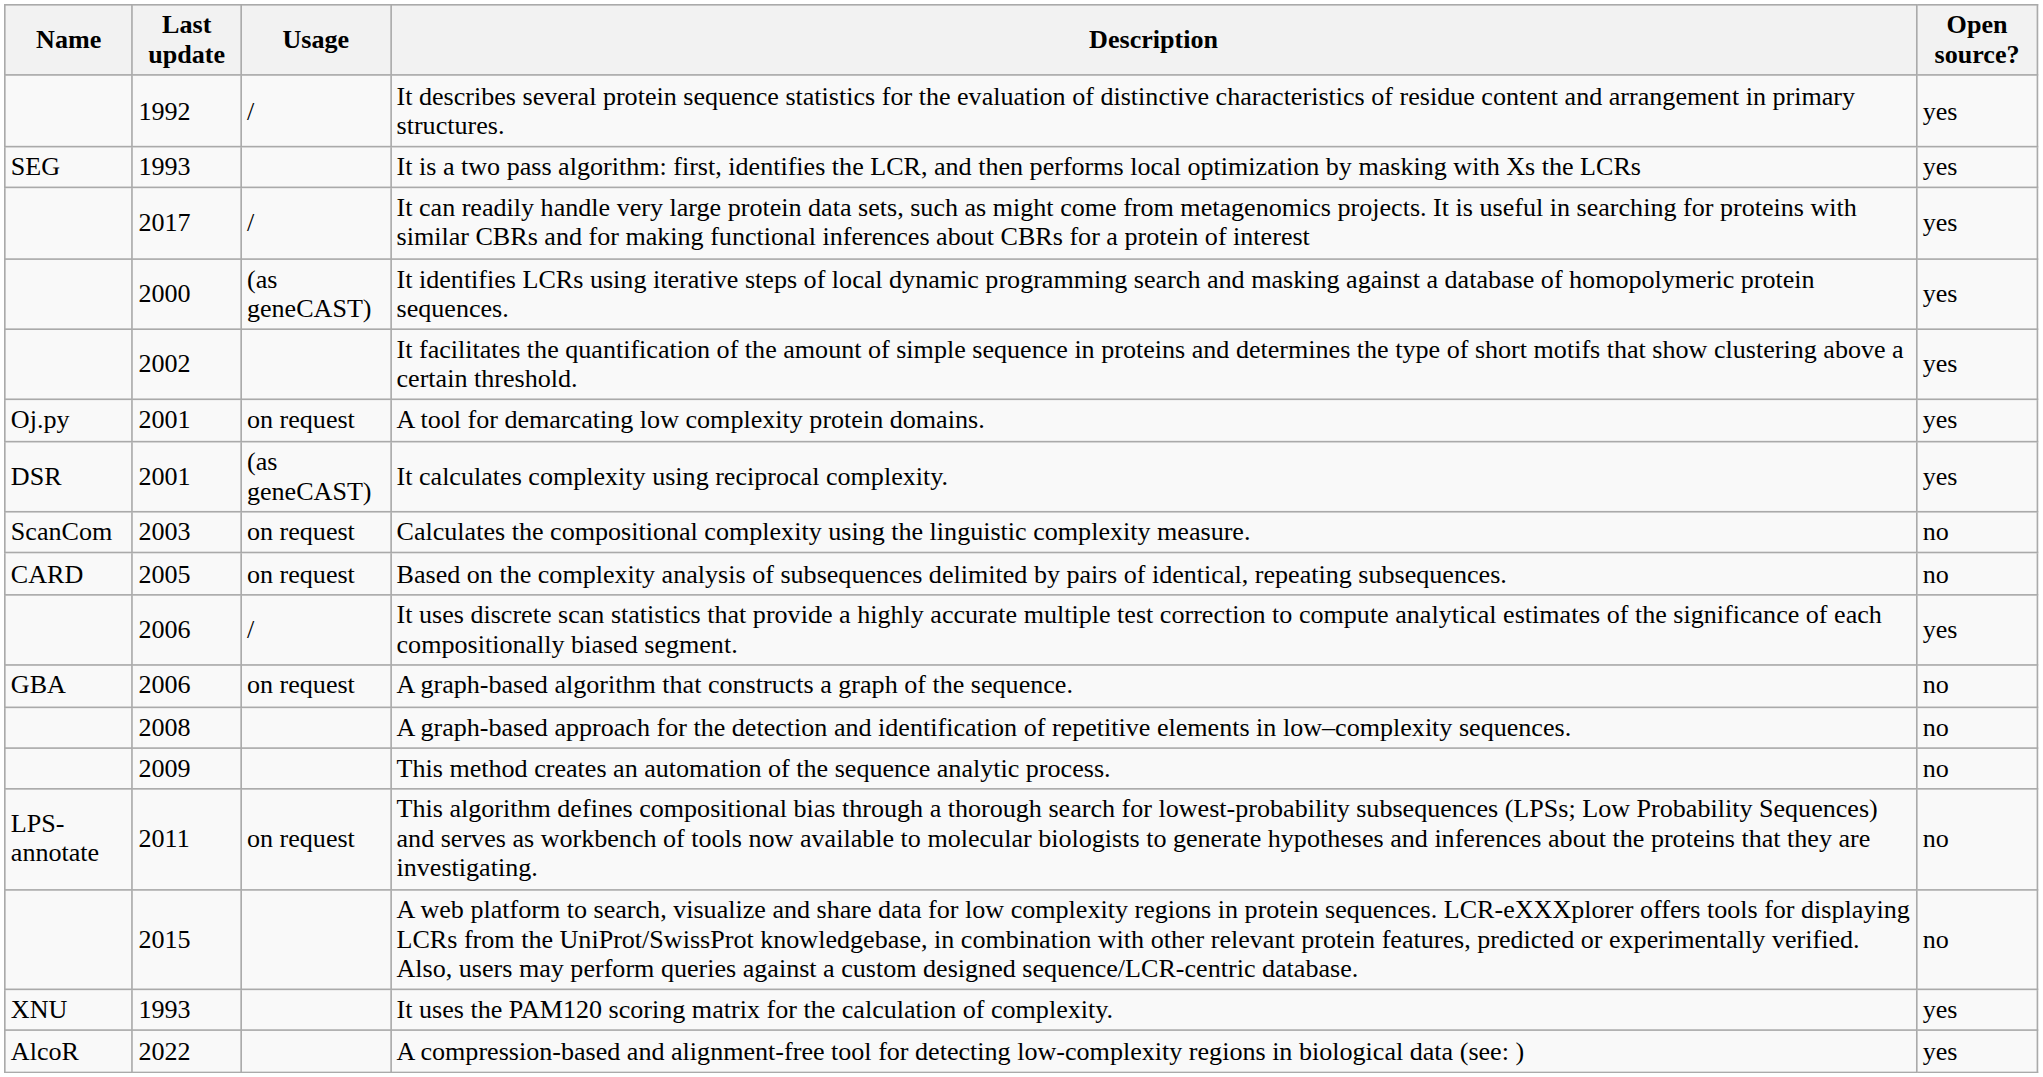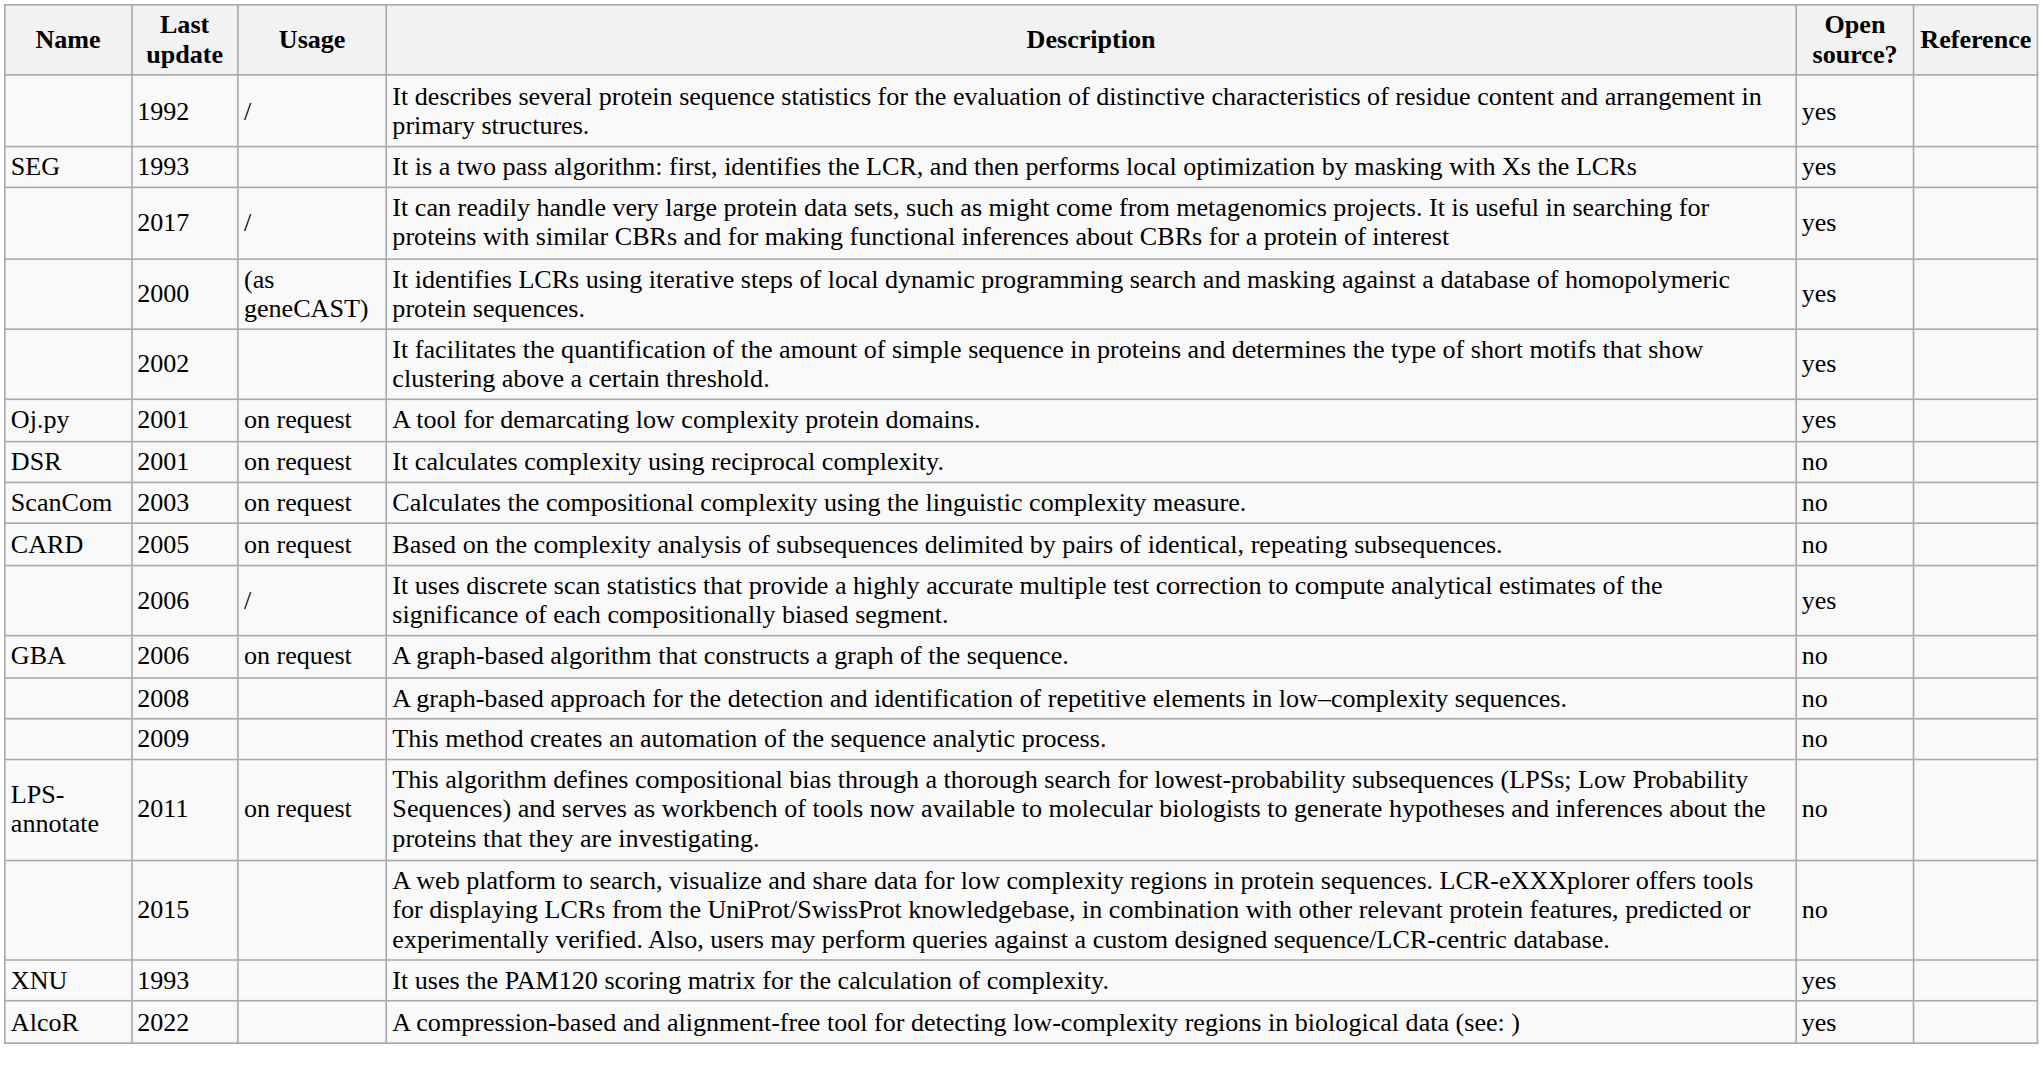+ column: (1976, 39)
(309, 476) (as geneCAST) -> (298, 461) on request
(1940, 476) yes -> (1815, 461) no
